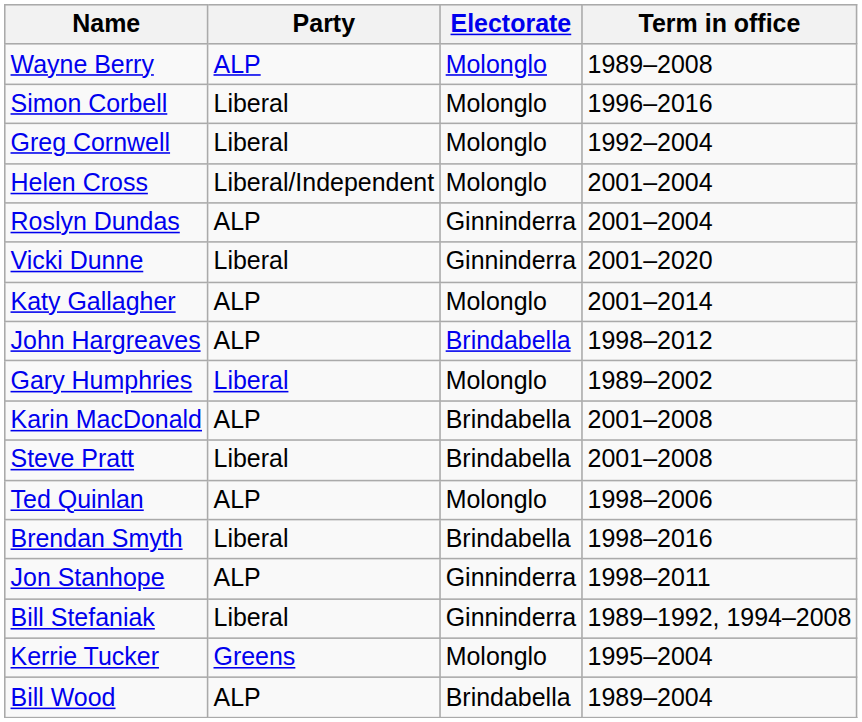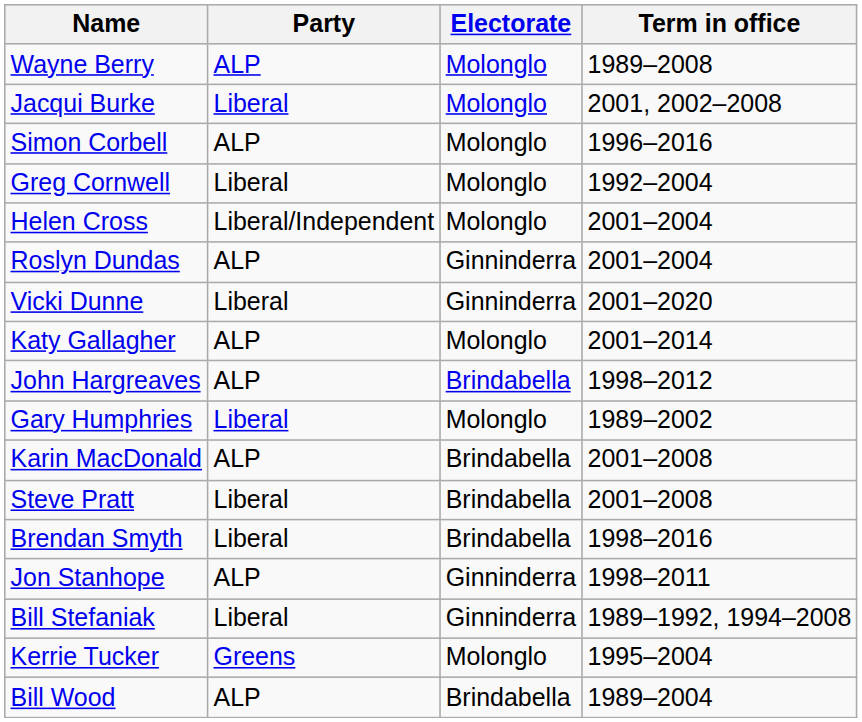+ row: (83, 103)
(251, 103) Liberal -> (237, 143) ALP
- row: (77, 499)
